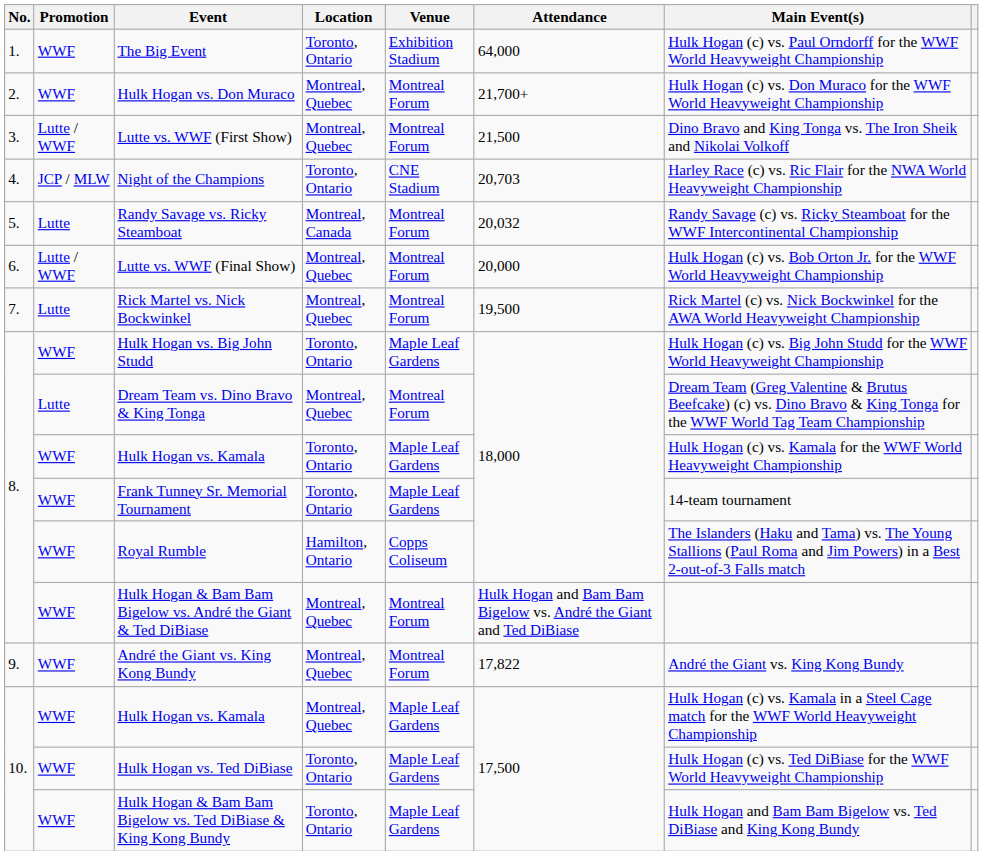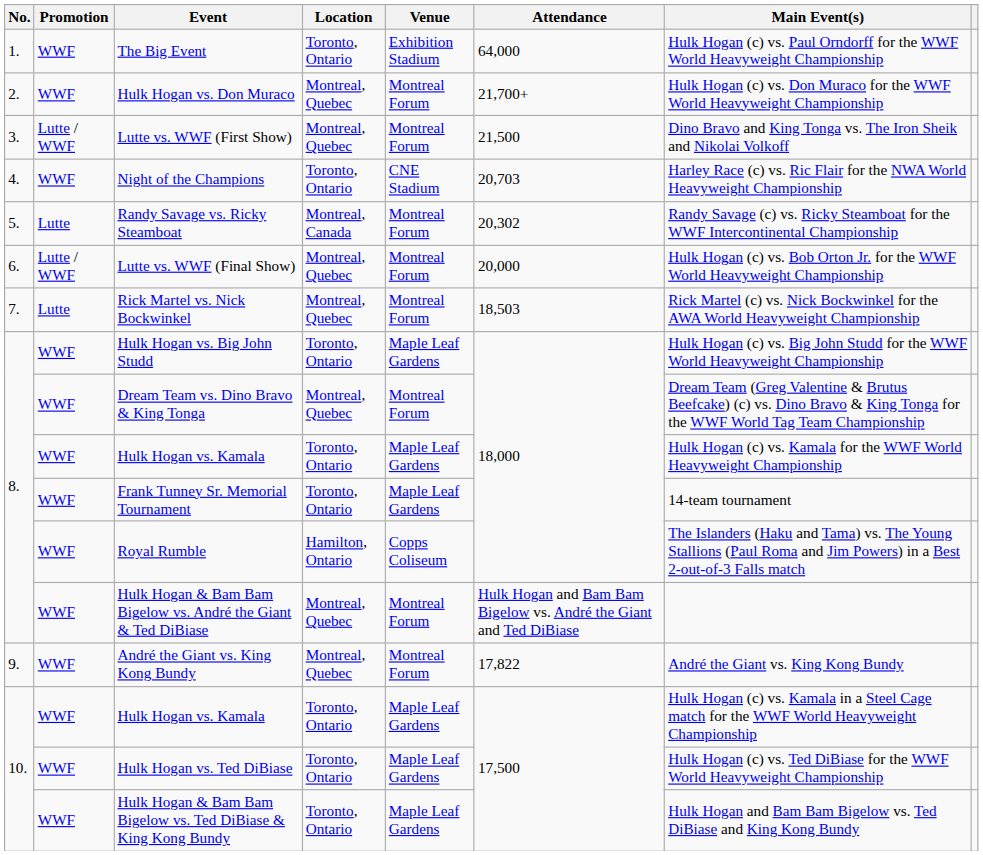(74, 179) JCP / MLW -> (56, 179) WWF
(499, 222) 20,032 -> (499, 222) 20,302
(499, 309) 19,500 -> (499, 309) 18,503
(54, 404) Lutte -> (56, 404) WWF
(335, 716) Montreal, Quebec -> (332, 716) Toronto, Ontario
